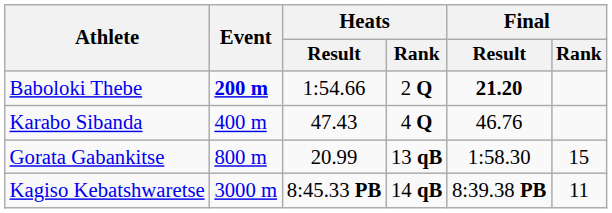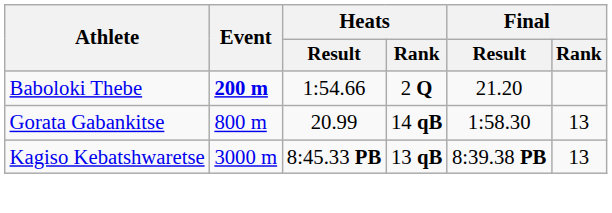(499, 88) bold -> (499, 88) normal
- row: (76, 122)
(417, 156) 13 qB -> (417, 122) 14 qB
(579, 156) 15 -> (579, 122) 13
(417, 191) 14 qB -> (417, 156) 13 qB
(579, 191) 11 -> (579, 156) 13
